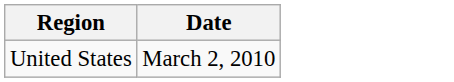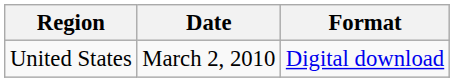+ column: (365, 22)
